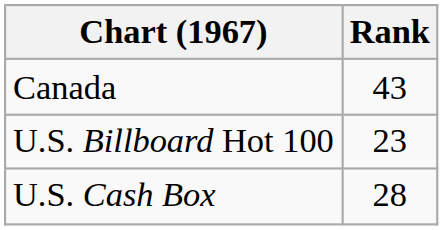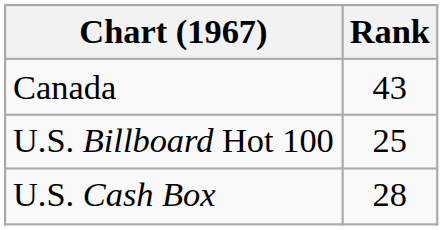(390, 140) 23 -> (390, 140) 25
